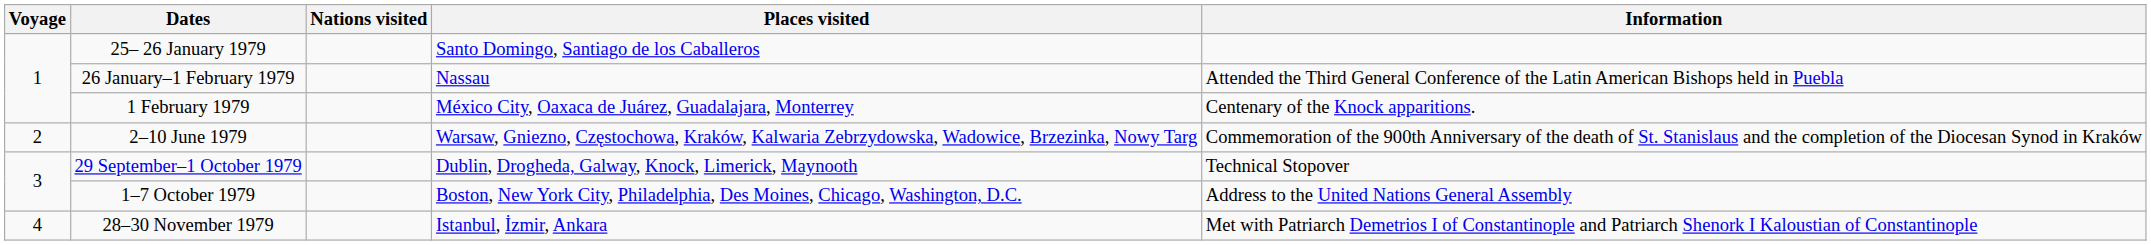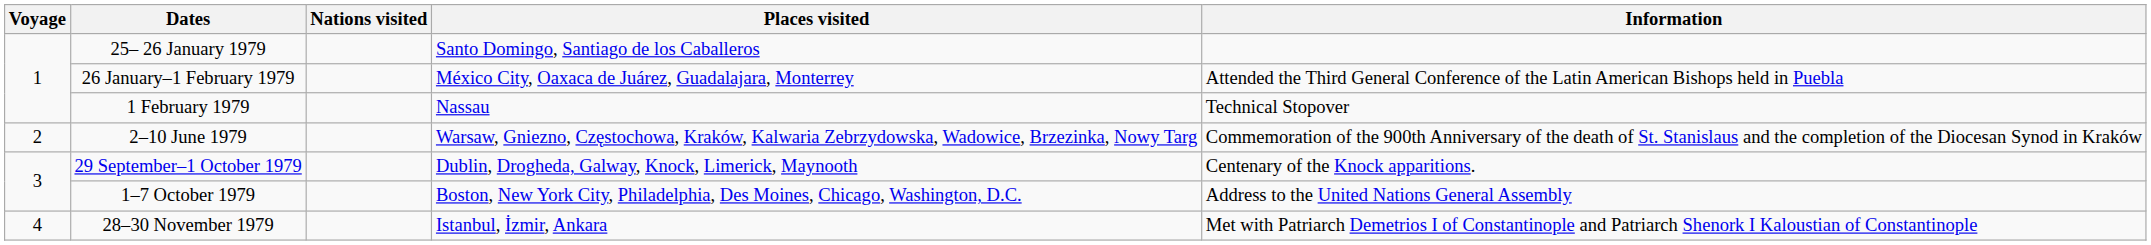(463, 78) Nassau -> (645, 78) México City, Oaxaca de Juárez, Guadalajara, Monterrey
(645, 107) México City, Oaxaca de Juárez, Guadalajara, Monterrey -> (463, 107) Nassau
(1341, 107) Centenary of the Knock apparitions. -> (1278, 107) Technical Stopover
(1278, 166) Technical Stopover -> (1341, 166) Centenary of the Knock apparitions.
